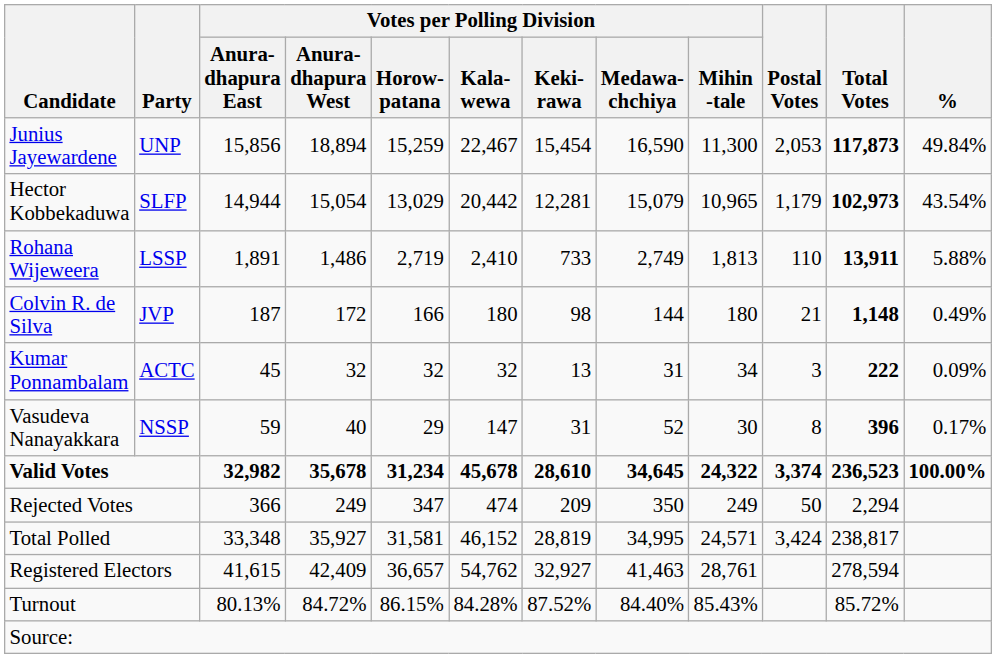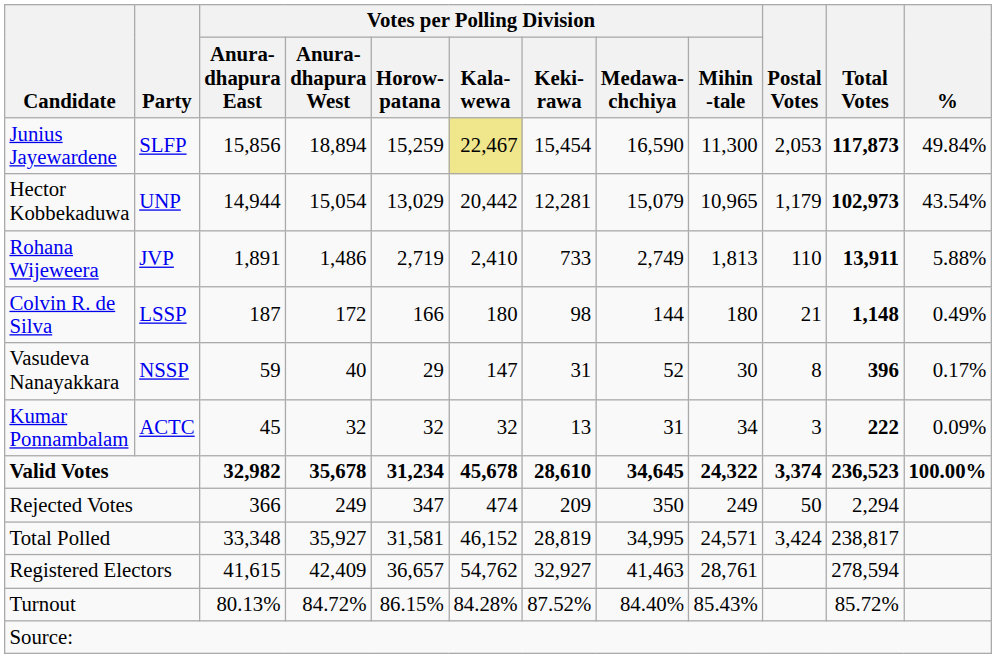(160, 145) UNP -> (163, 145) SLFP
(489, 145) no background -> (489, 145) khaki background
(163, 201) SLFP -> (160, 201) UNP
(163, 258) LSSP -> (157, 258) JVP
(157, 314) JVP -> (163, 314) LSSP
rows swapped: (64, 427) <-> (69, 371)
